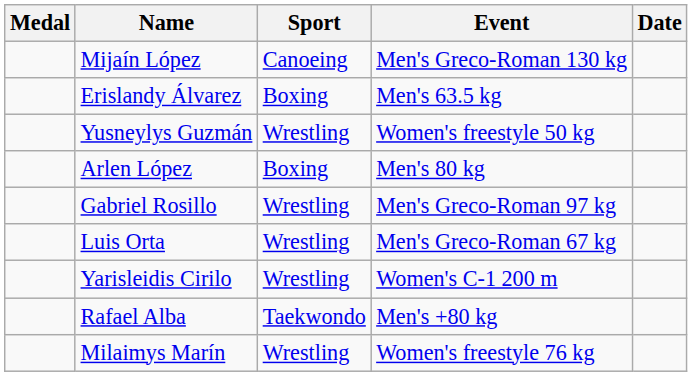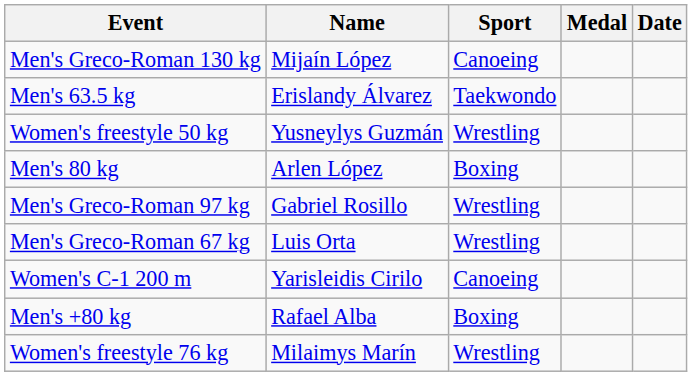columns swapped: (40, 22) <-> (502, 22)
(295, 96) Boxing -> (505, 96) Taekwondo
(306, 279) Wrestling -> (496, 279) Canoeing
(314, 315) Taekwondo -> (486, 315) Boxing
